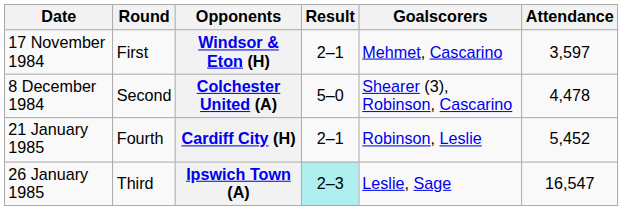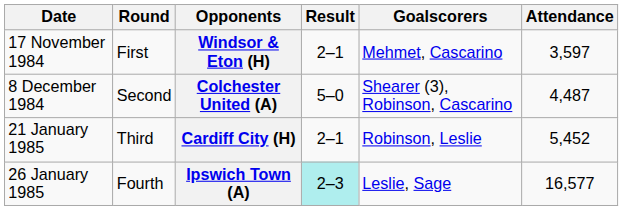(570, 95) 4,478 -> (570, 95) 4,487
(140, 139) Fourth -> (135, 139) Third
(135, 183) Third -> (140, 183) Fourth
(570, 183) 16,547 -> (570, 183) 16,577
